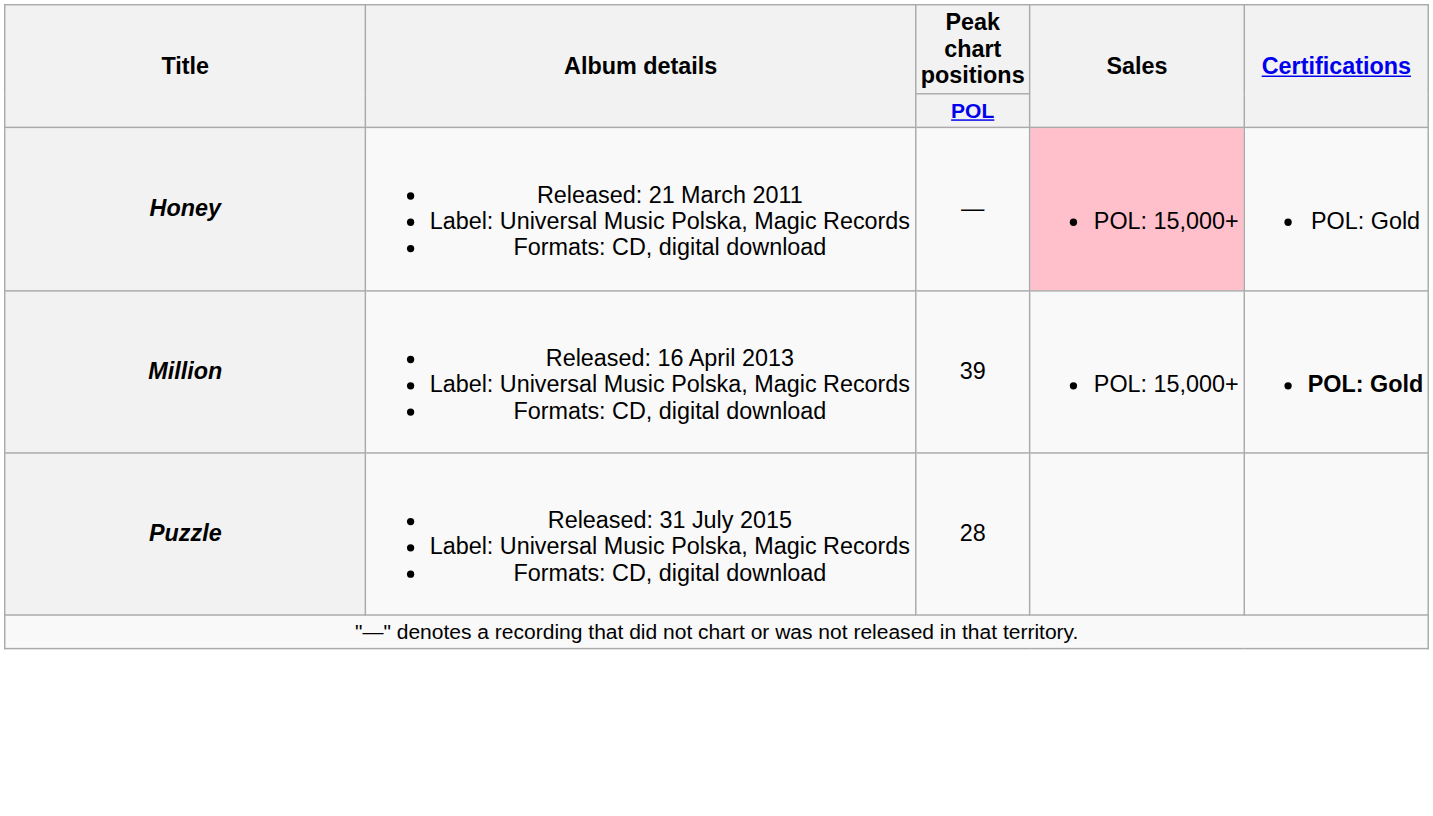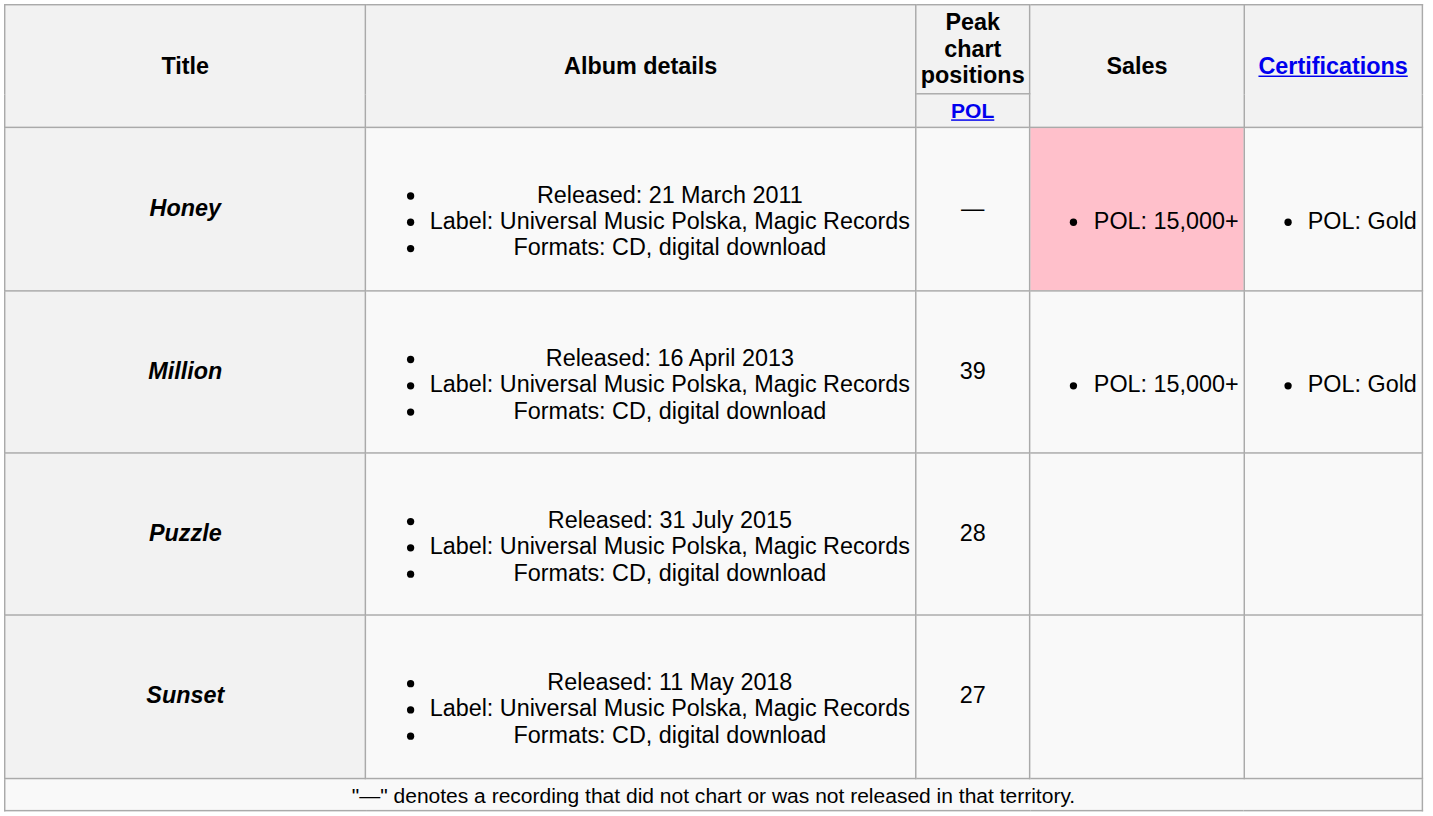(1336, 385) bold -> (1333, 385) normal
+ row: (185, 696)
